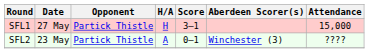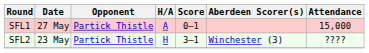(165, 26) H -> (165, 26) A
(191, 26) 3–1 -> (191, 26) 0–1
(165, 40) A -> (165, 40) H
(191, 40) 0–1 -> (191, 40) 3–1
